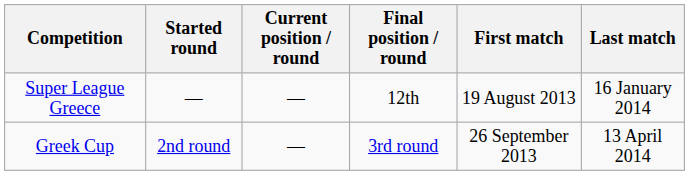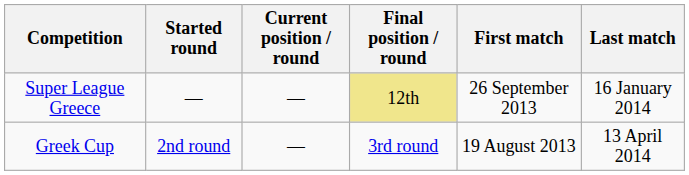(403, 97) no background -> (403, 97) khaki background
(519, 97) 19 August 2013 -> (519, 97) 26 September 2013
(519, 146) 26 September 2013 -> (519, 146) 19 August 2013
